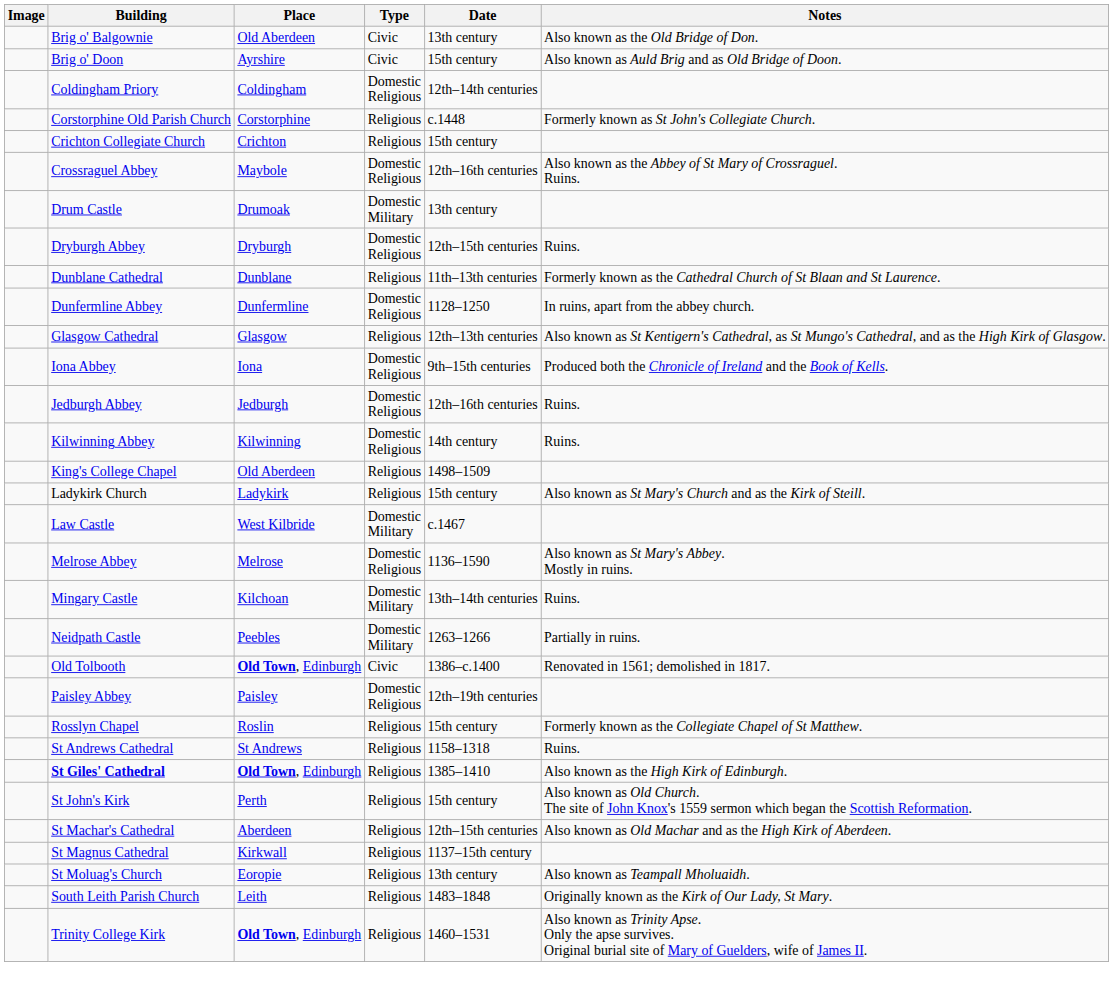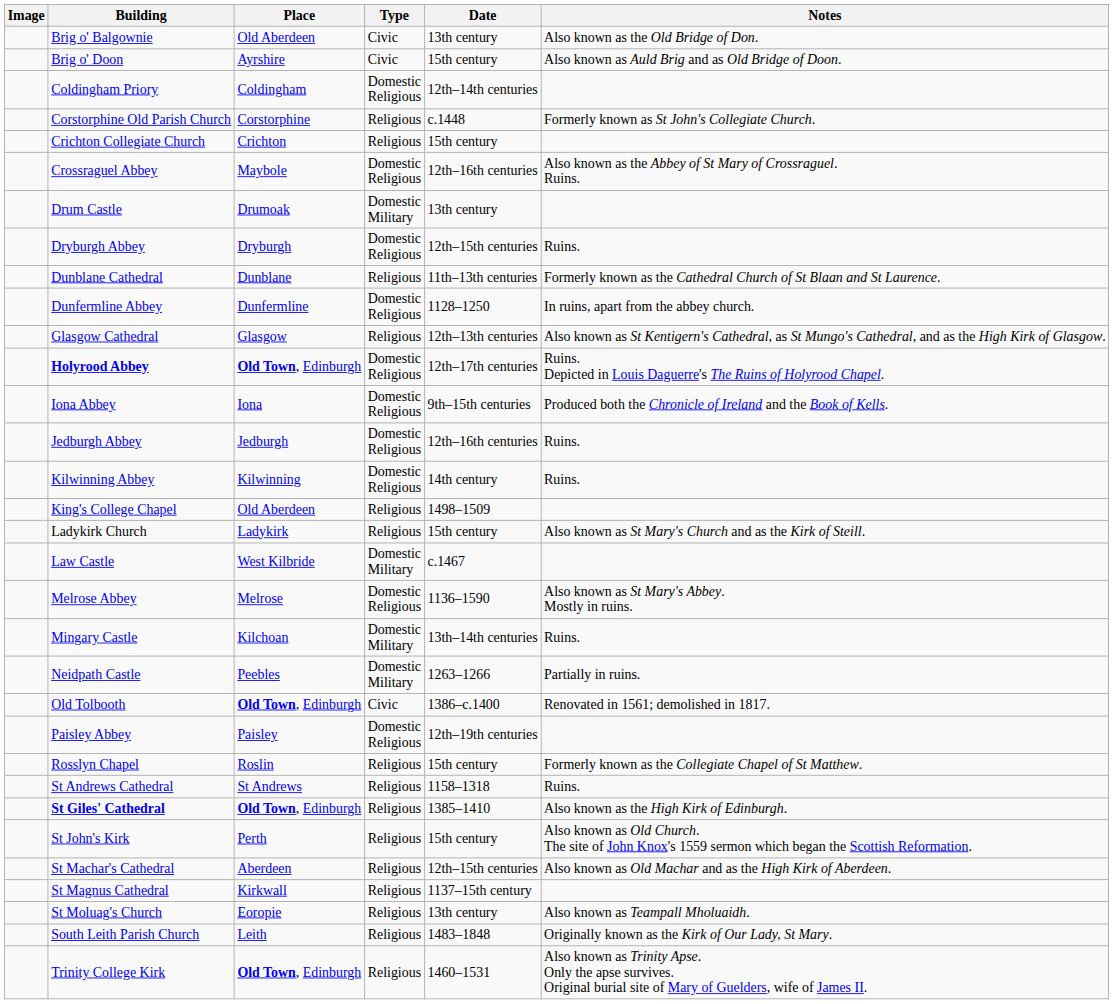+ row: (100, 366)
